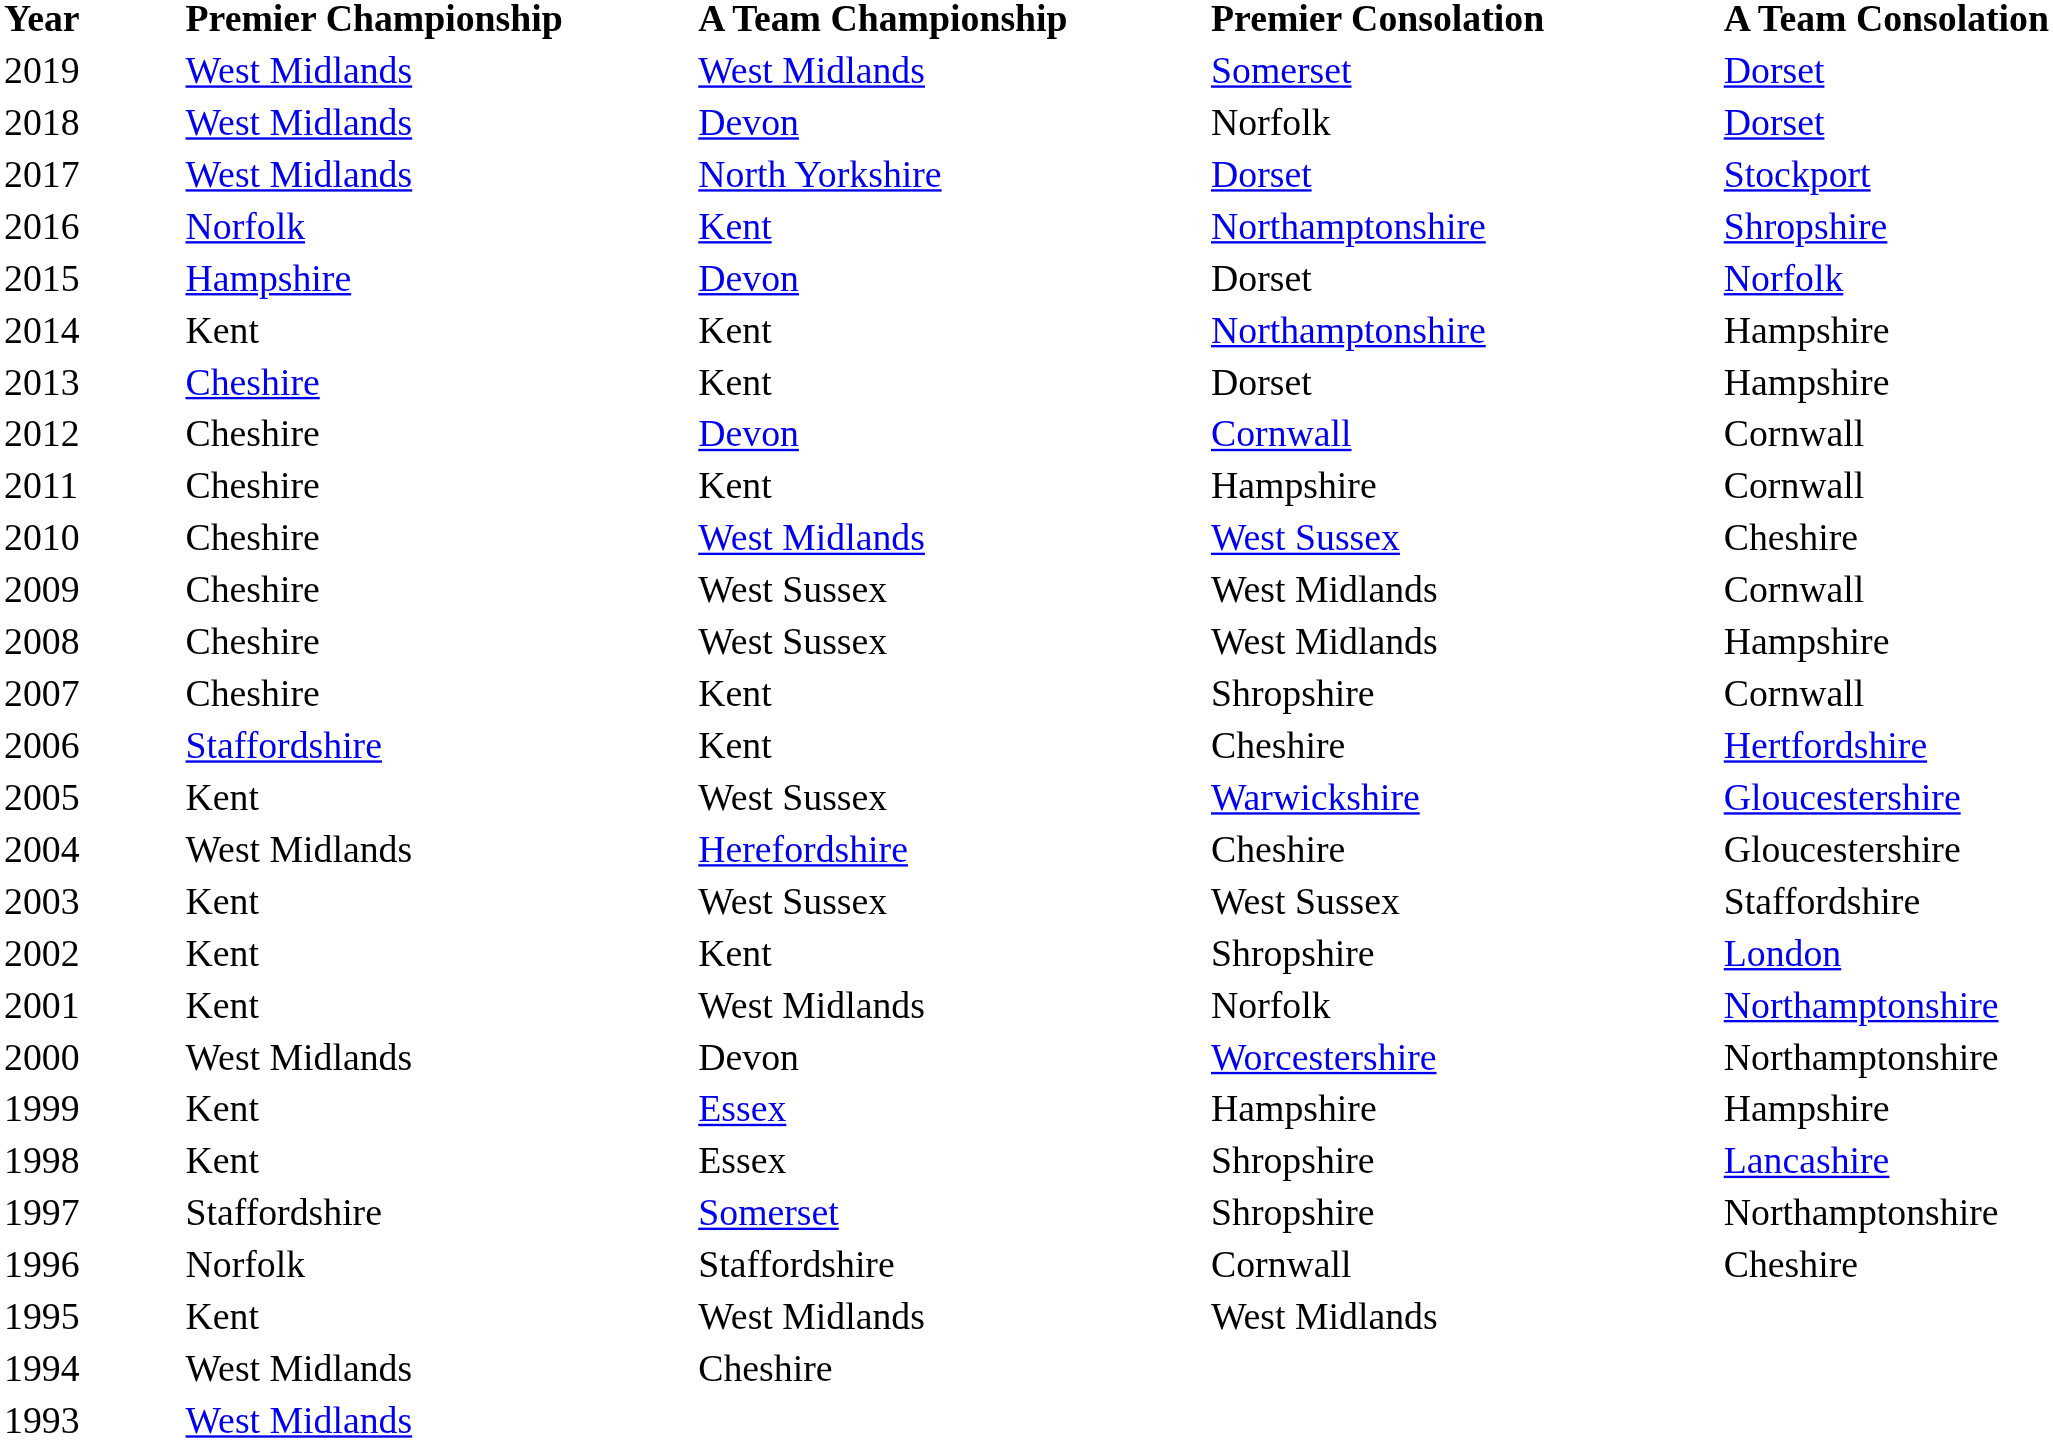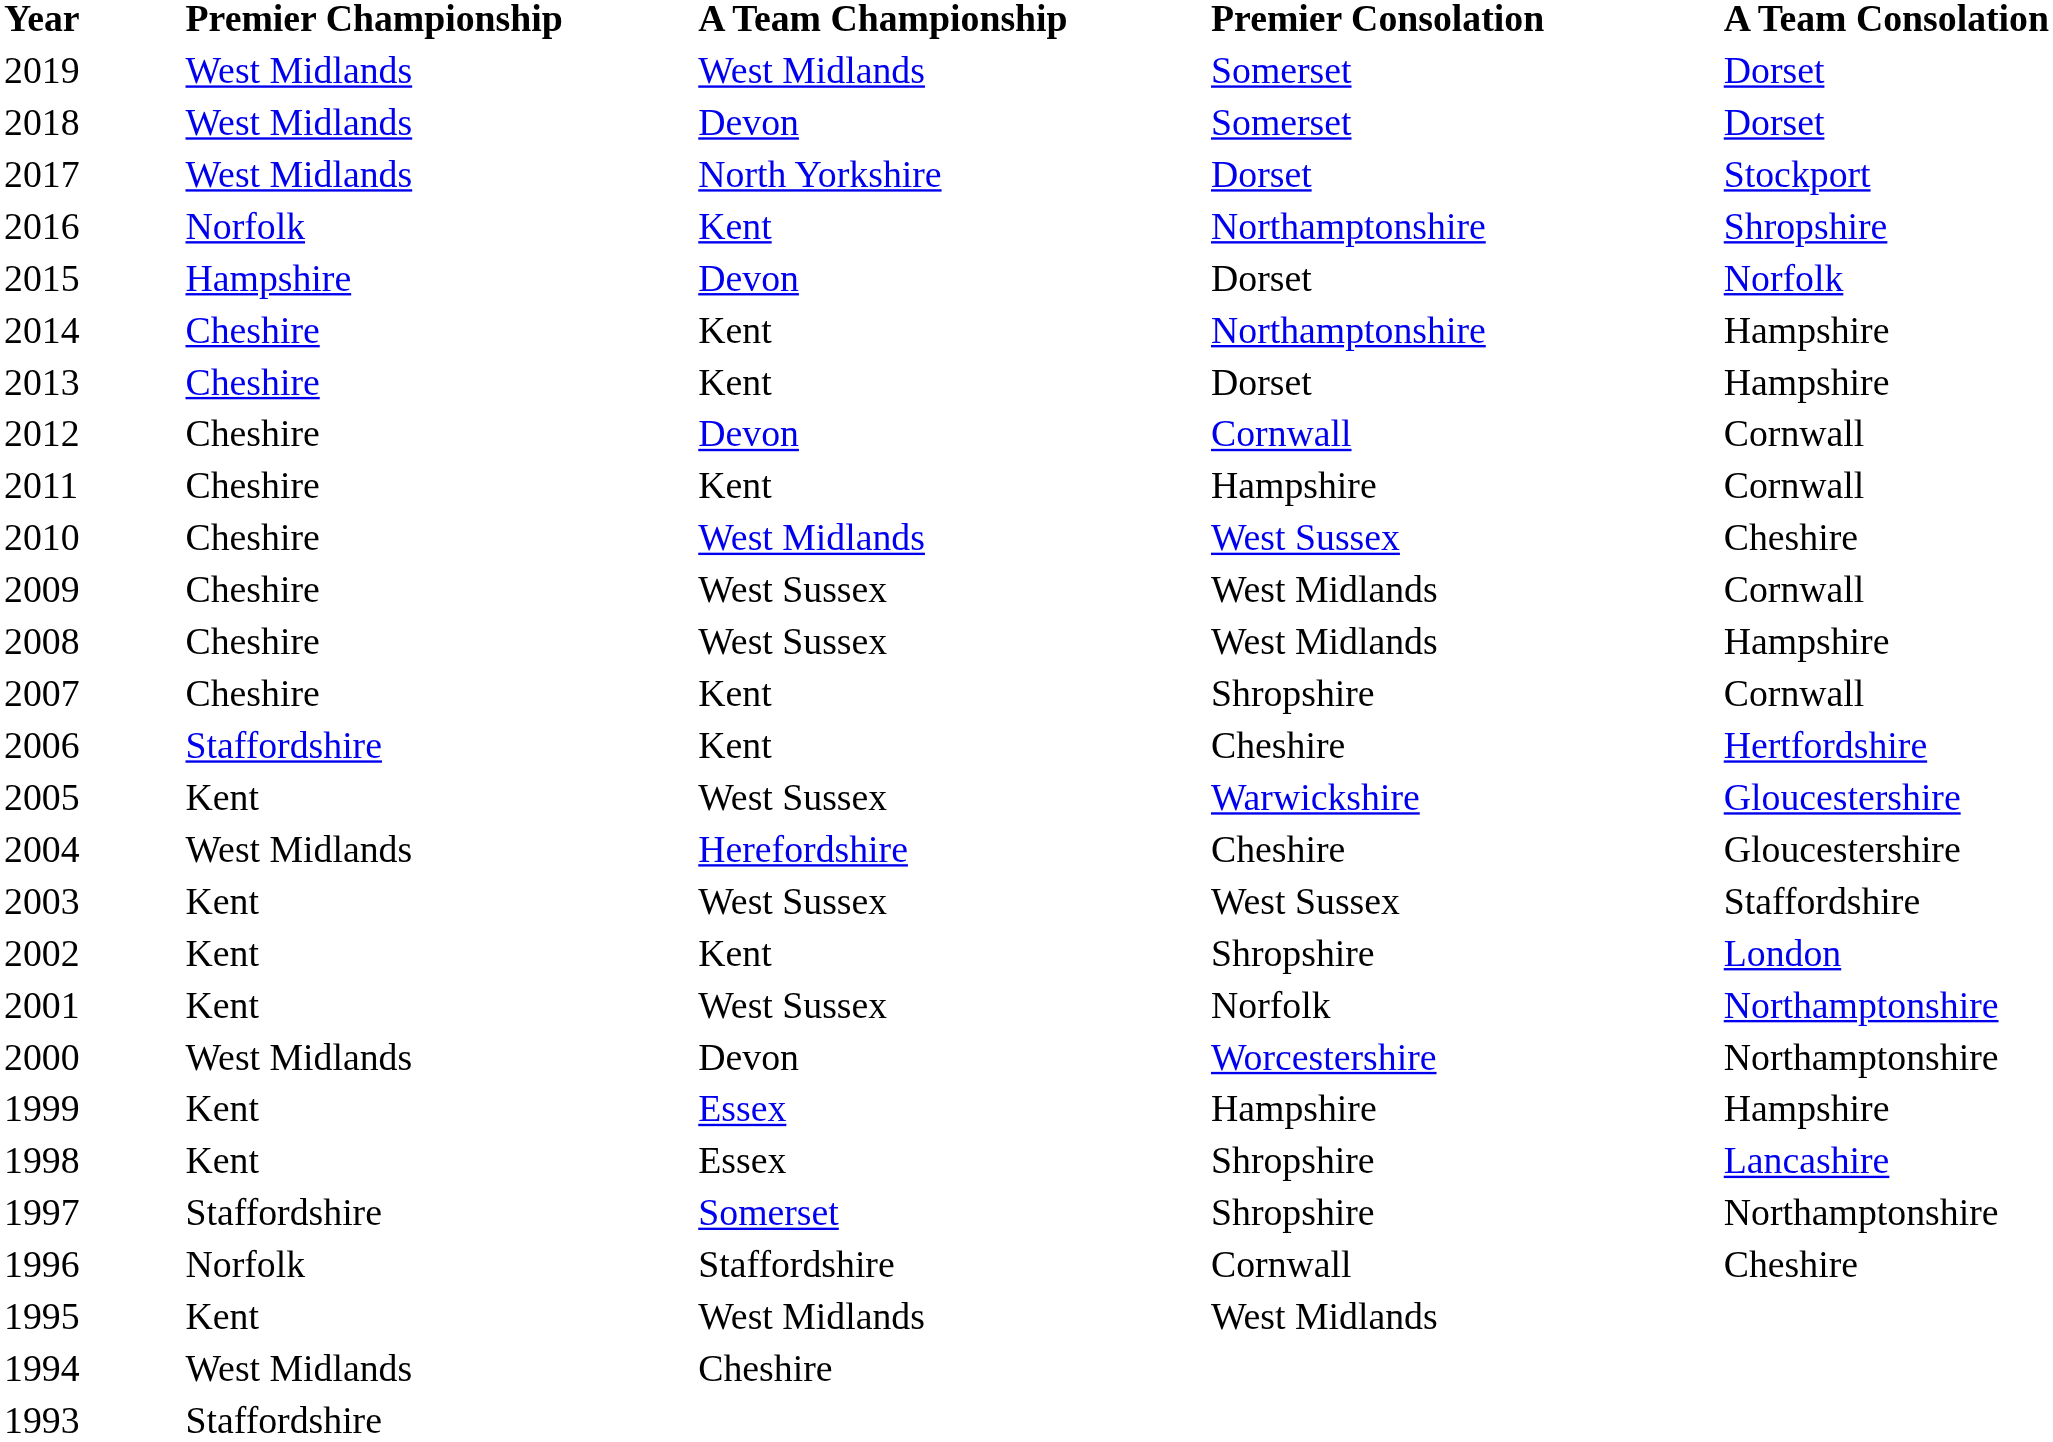(1271, 122) Norfolk -> (1281, 122) Somerset
(222, 330) Kent -> (253, 330) Cheshire
(812, 1005) West Midlands -> (793, 1005) West Sussex
(299, 1420) West Midlands -> (284, 1420) Staffordshire
